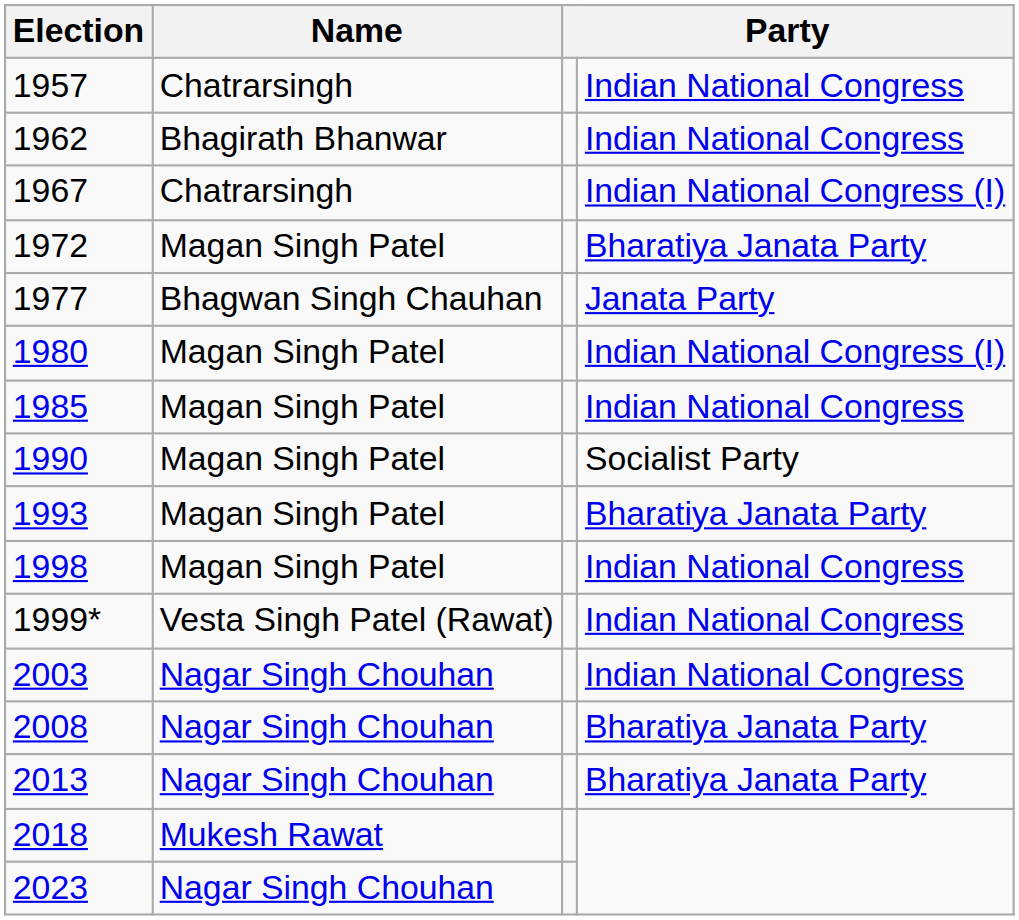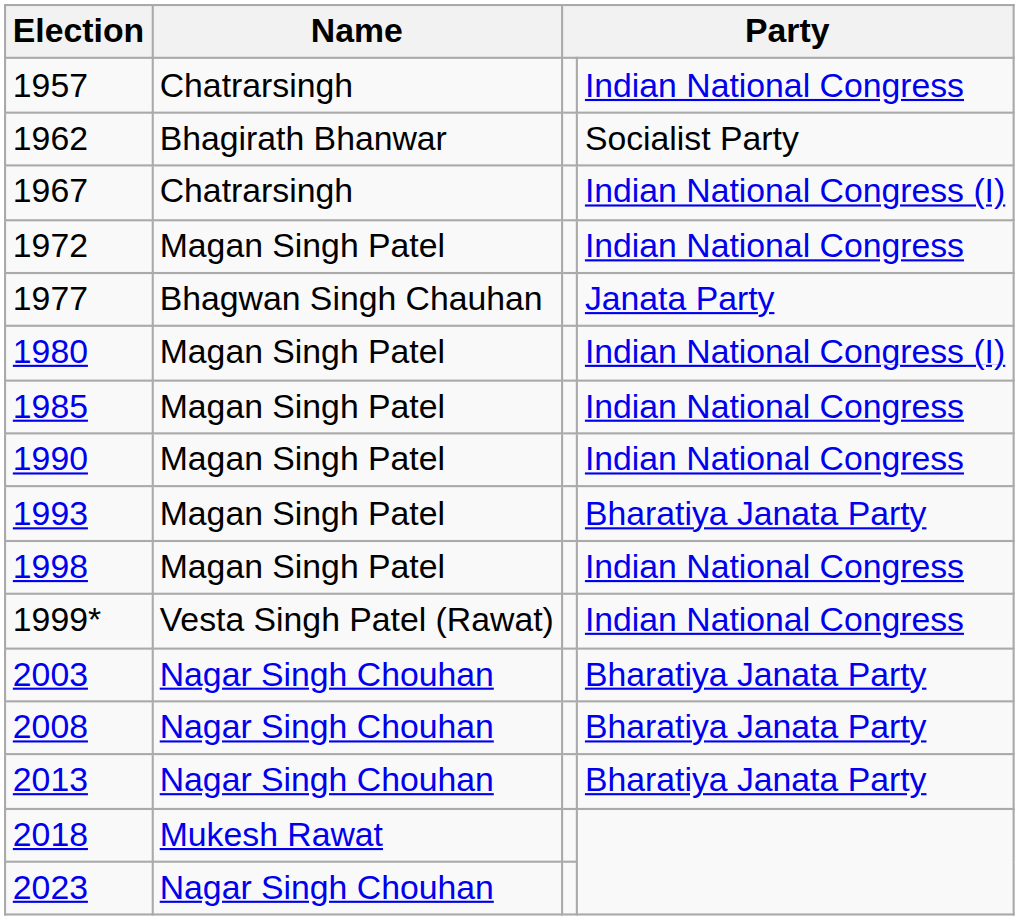(774, 138) Indian National Congress -> (692, 138) Socialist Party
(756, 245) Bharatiya Janata Party -> (774, 245) Indian National Congress
(692, 459) Socialist Party -> (774, 459) Indian National Congress
(774, 673) Indian National Congress -> (756, 673) Bharatiya Janata Party
